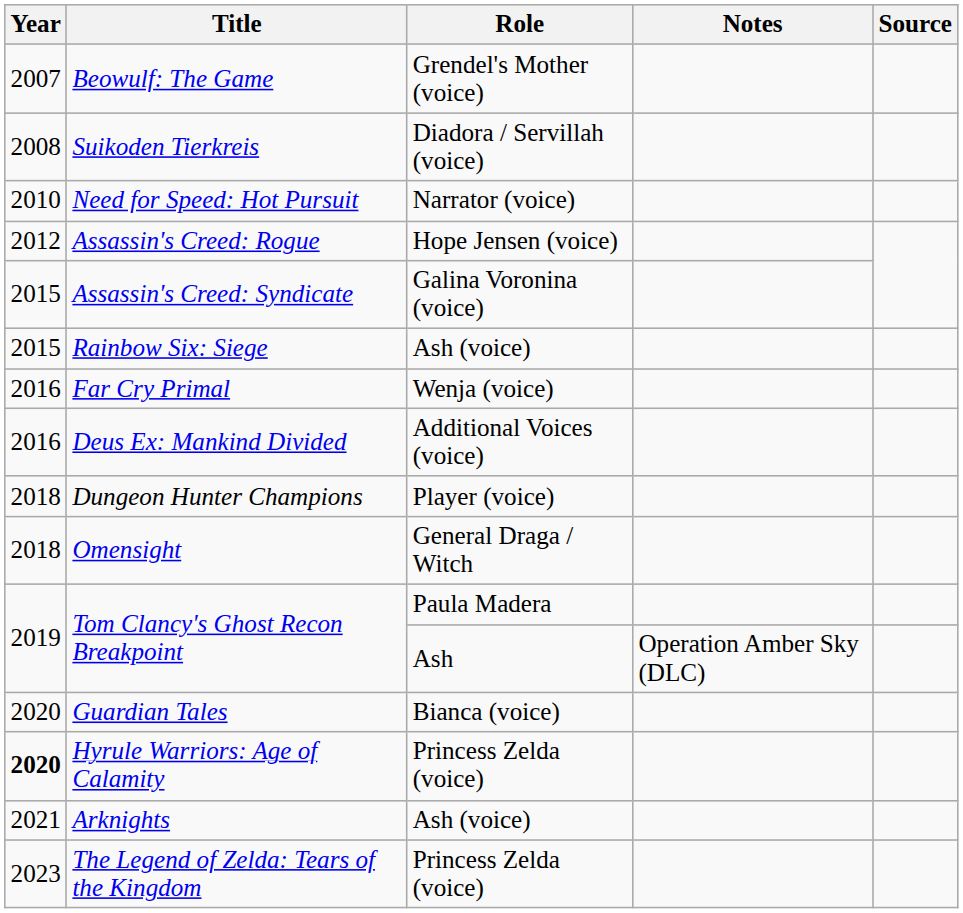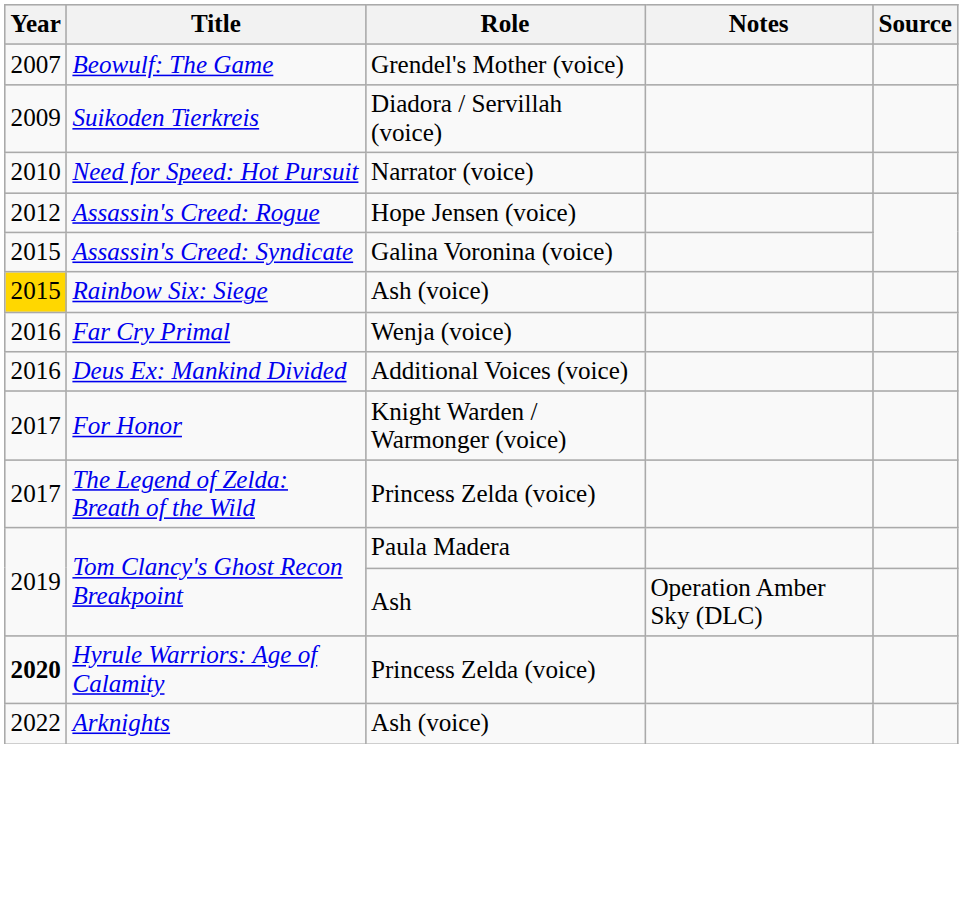(36, 146) 2008 -> (36, 118) 2009
(36, 348) no background -> (36, 291) gold background
+ row: (127, 425)
+ row: (180, 493)
- row: (218, 496)
- row: (127, 549)
- row: (150, 711)
(36, 819) 2021 -> (36, 723) 2022
- row: (224, 873)
